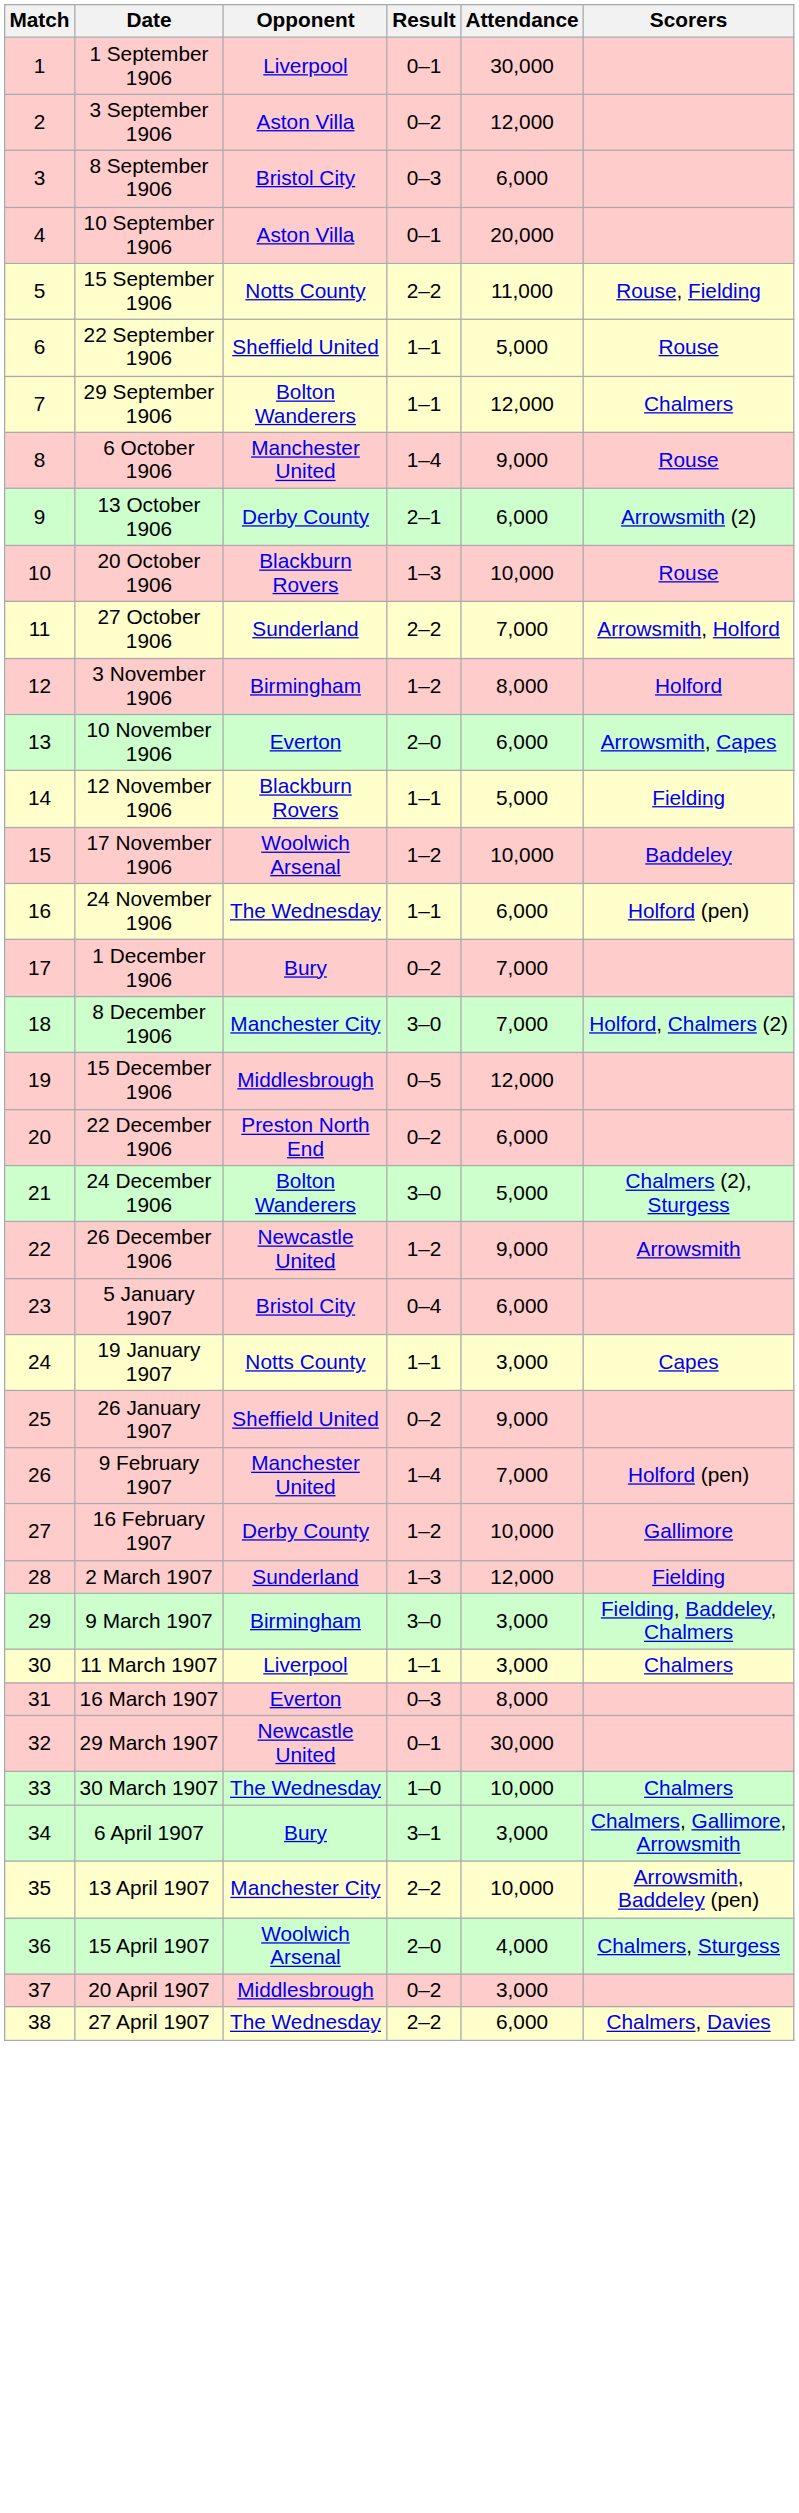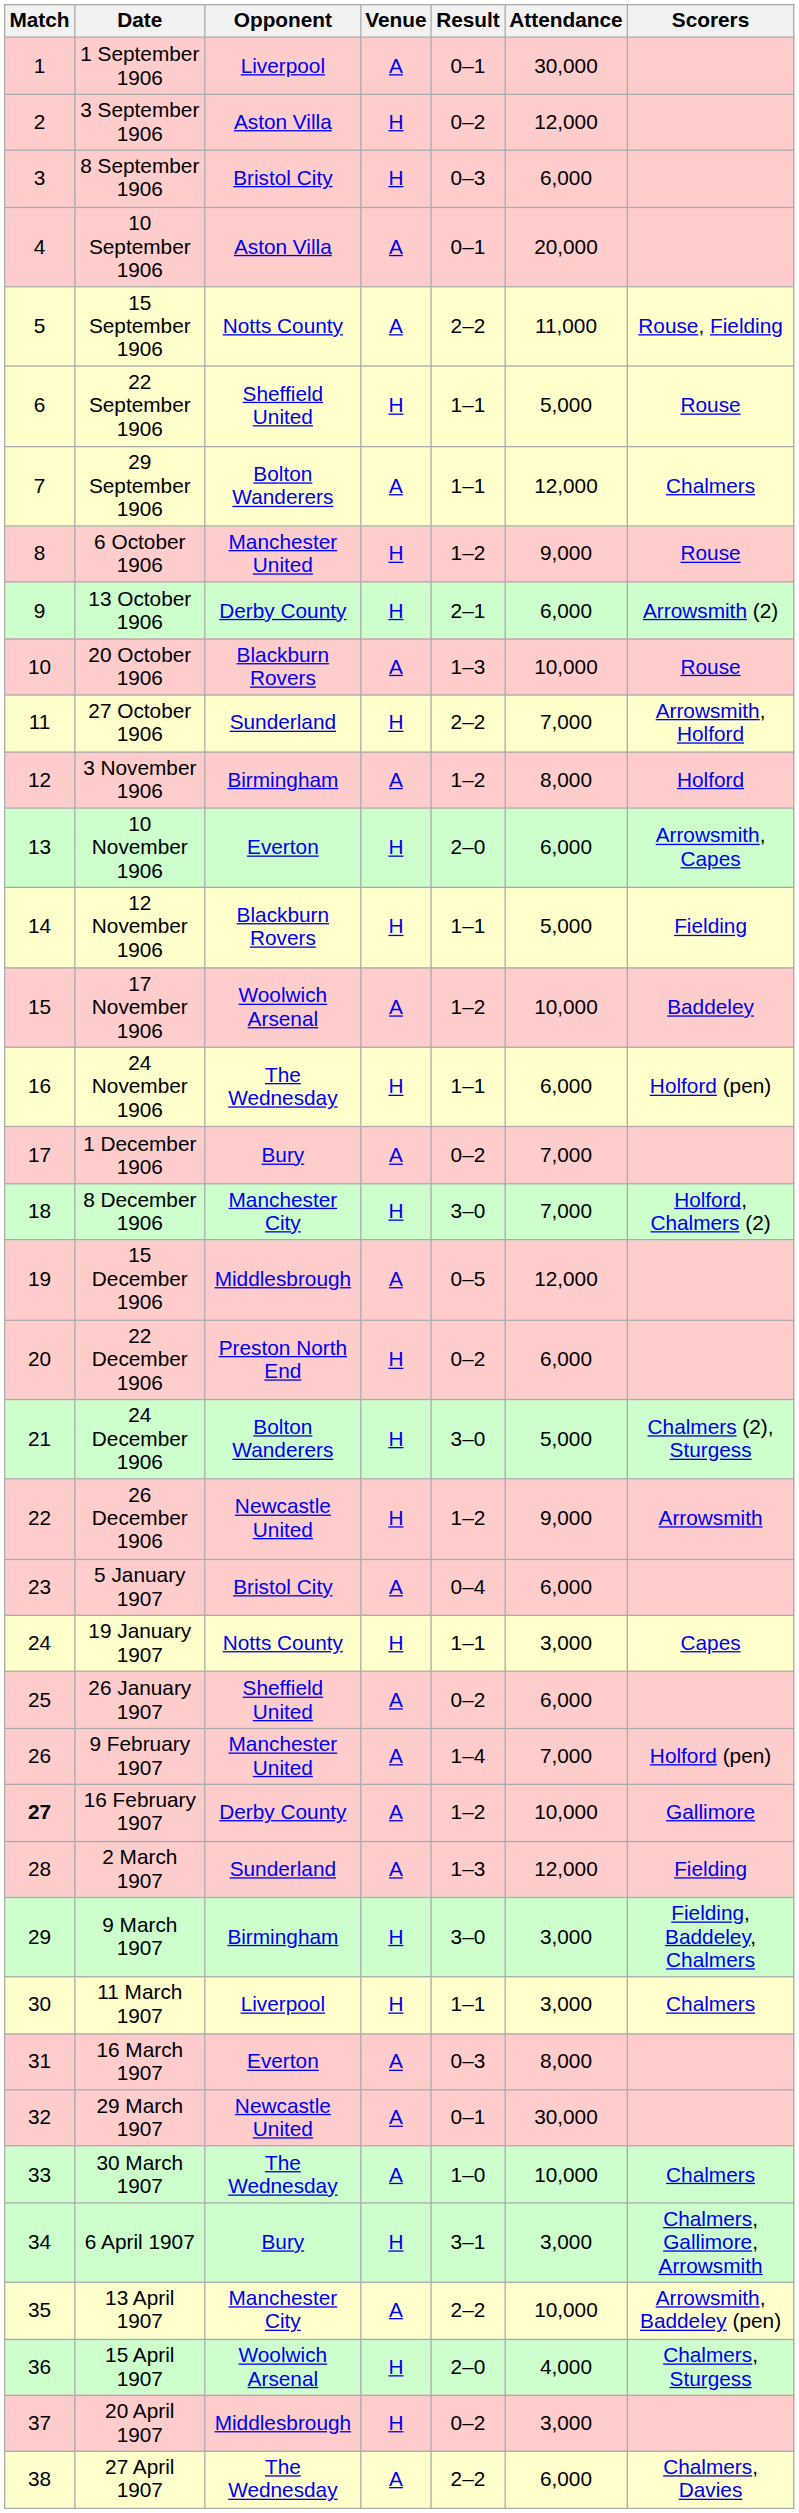+ column: (396, 20)
(424, 460) 1–4 -> (468, 553) 1–2
(522, 1418) 9,000 -> (566, 1699) 6,000
(39, 1531) normal -> (39, 1812) bold
